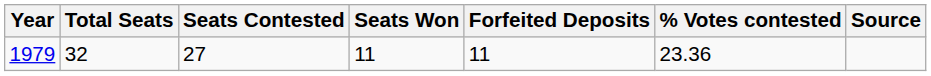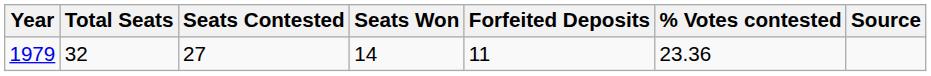(365, 53) 11 -> (366, 53) 14
